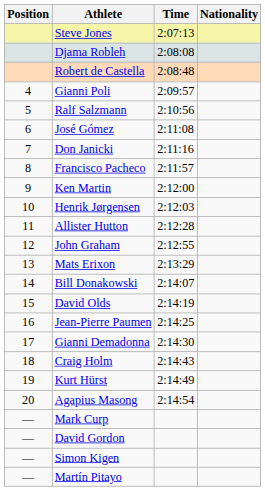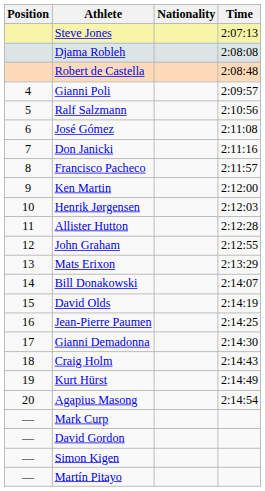columns swapped: (229, 14) <-> (176, 14)
